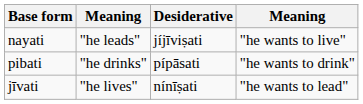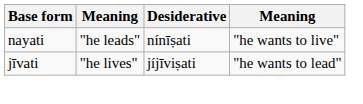(178, 39) jíjīviṣati -> (169, 39) nínīṣati
- row: (25, 63)
(176, 87) nínīṣati -> (171, 63) jíjīviṣati
